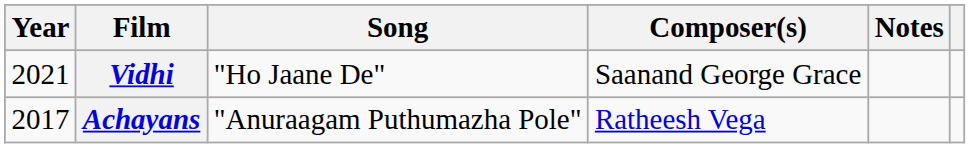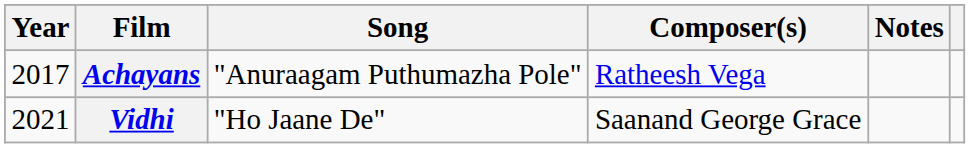rows swapped: (142, 119) <-> (142, 73)
